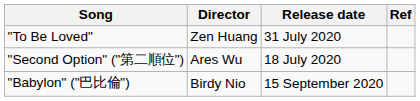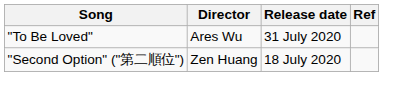(224, 36) Zen Huang -> (216, 36) Ares Wu
(216, 59) Ares Wu -> (224, 59) Zen Huang
- row: (69, 83)
